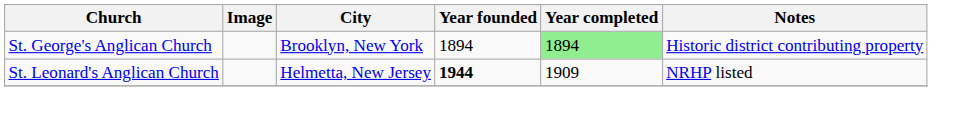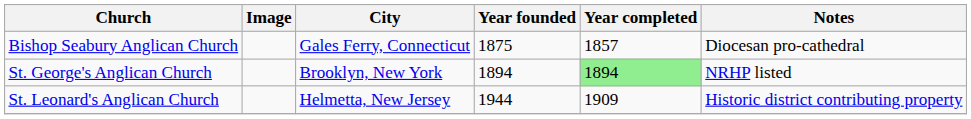+ row: (123, 45)
(795, 45) Historic district contributing property -> (748, 72) NRHP listed
(456, 72) bold -> (495, 99) normal
(709, 72) NRHP listed -> (834, 99) Historic district contributing property
